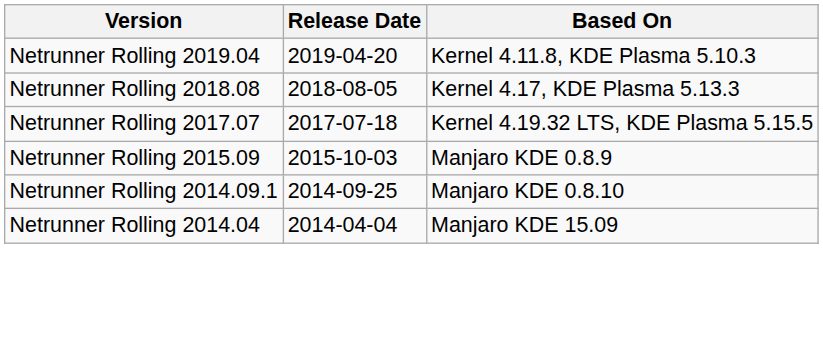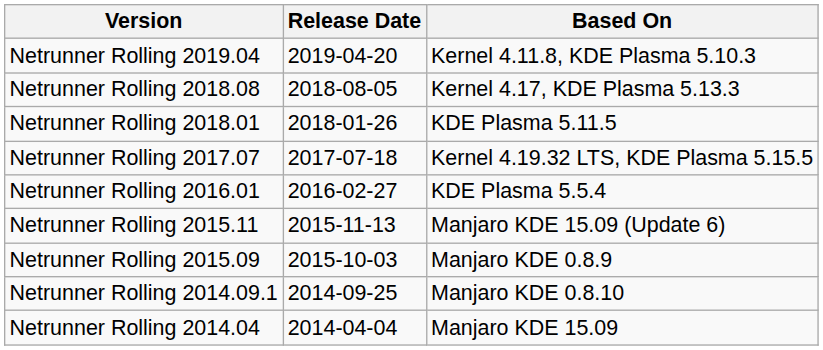+ row: (135, 123)
+ row: (135, 191)
+ row: (134, 225)
